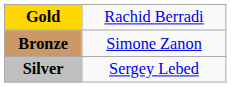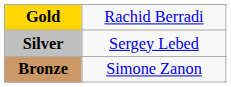rows swapped: (43, 69) <-> (43, 43)
